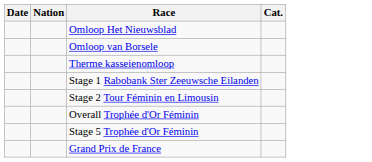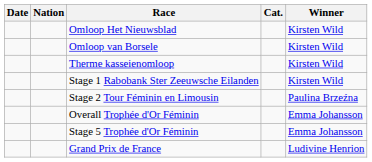+ column: (326, 13)
